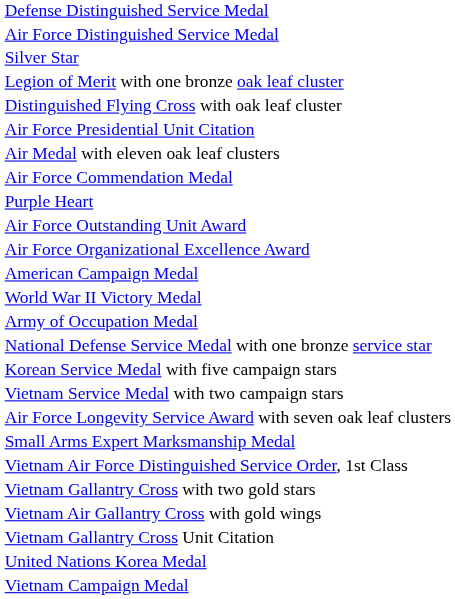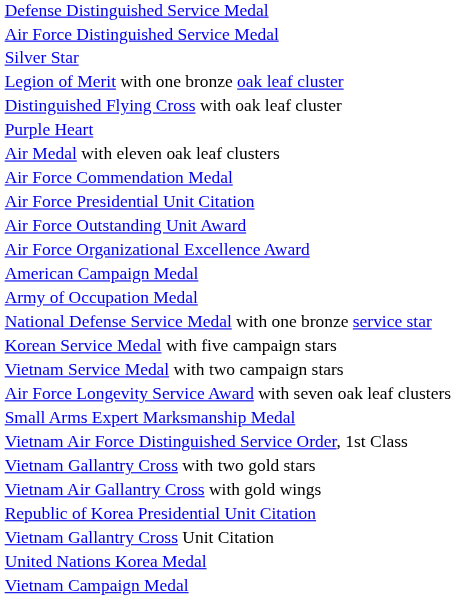rows swapped: (49, 201) <-> (130, 129)
- row: (103, 297)
+ row: (160, 513)
